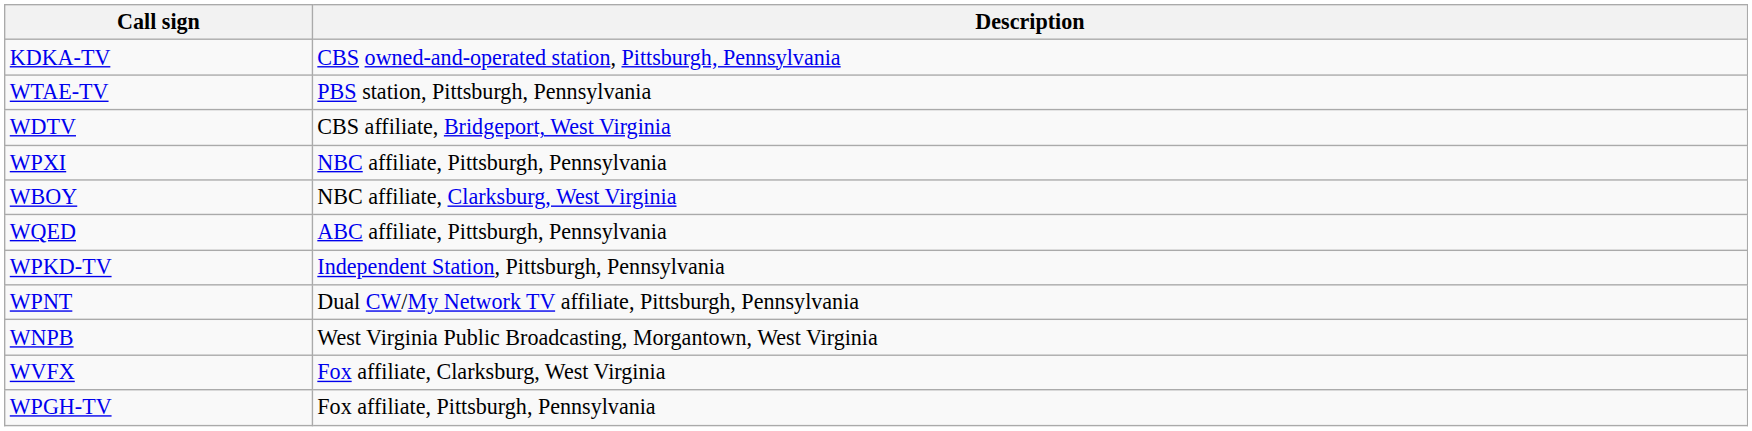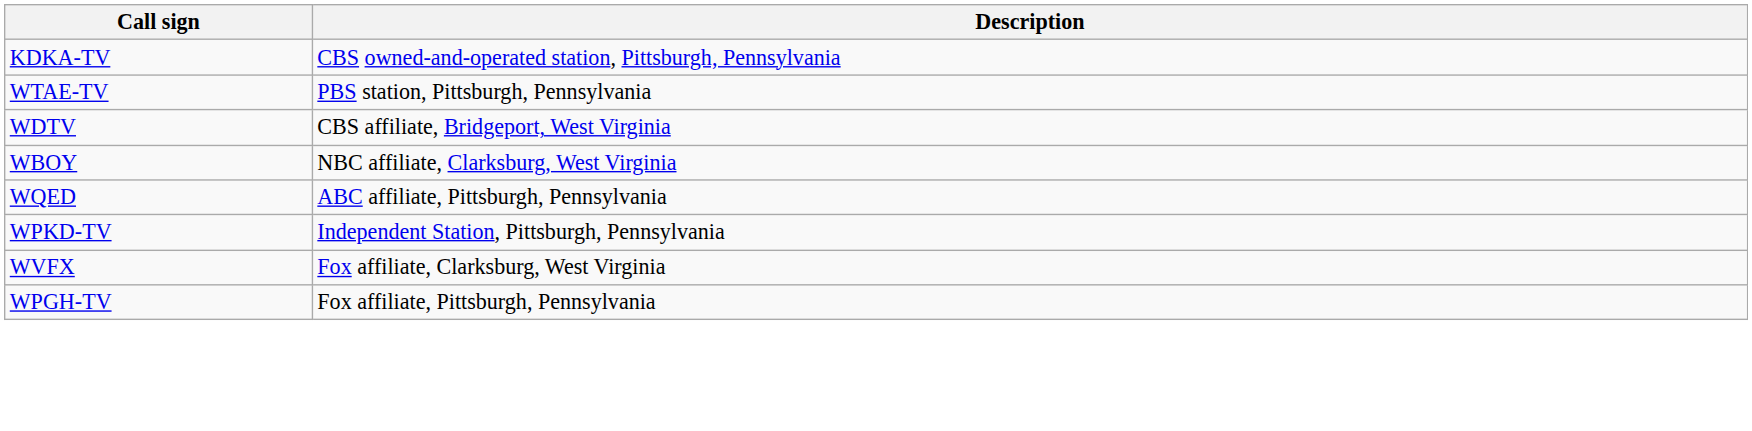- row: (38, 162)
- row: (41, 302)
- row: (42, 337)
